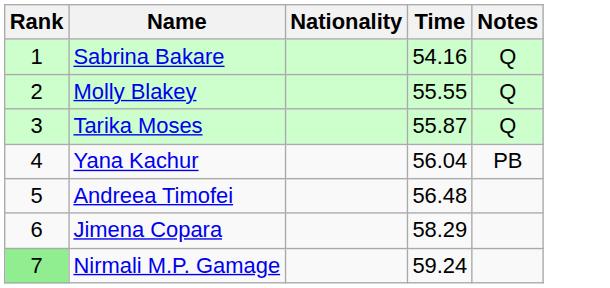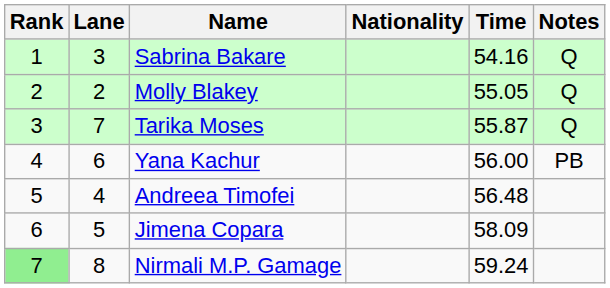+ column: (99, 21)
(440, 91) 55.55 -> (501, 91) 55.05
(440, 160) 56.04 -> (501, 160) 56.00
(440, 230) 58.29 -> (501, 230) 58.09
